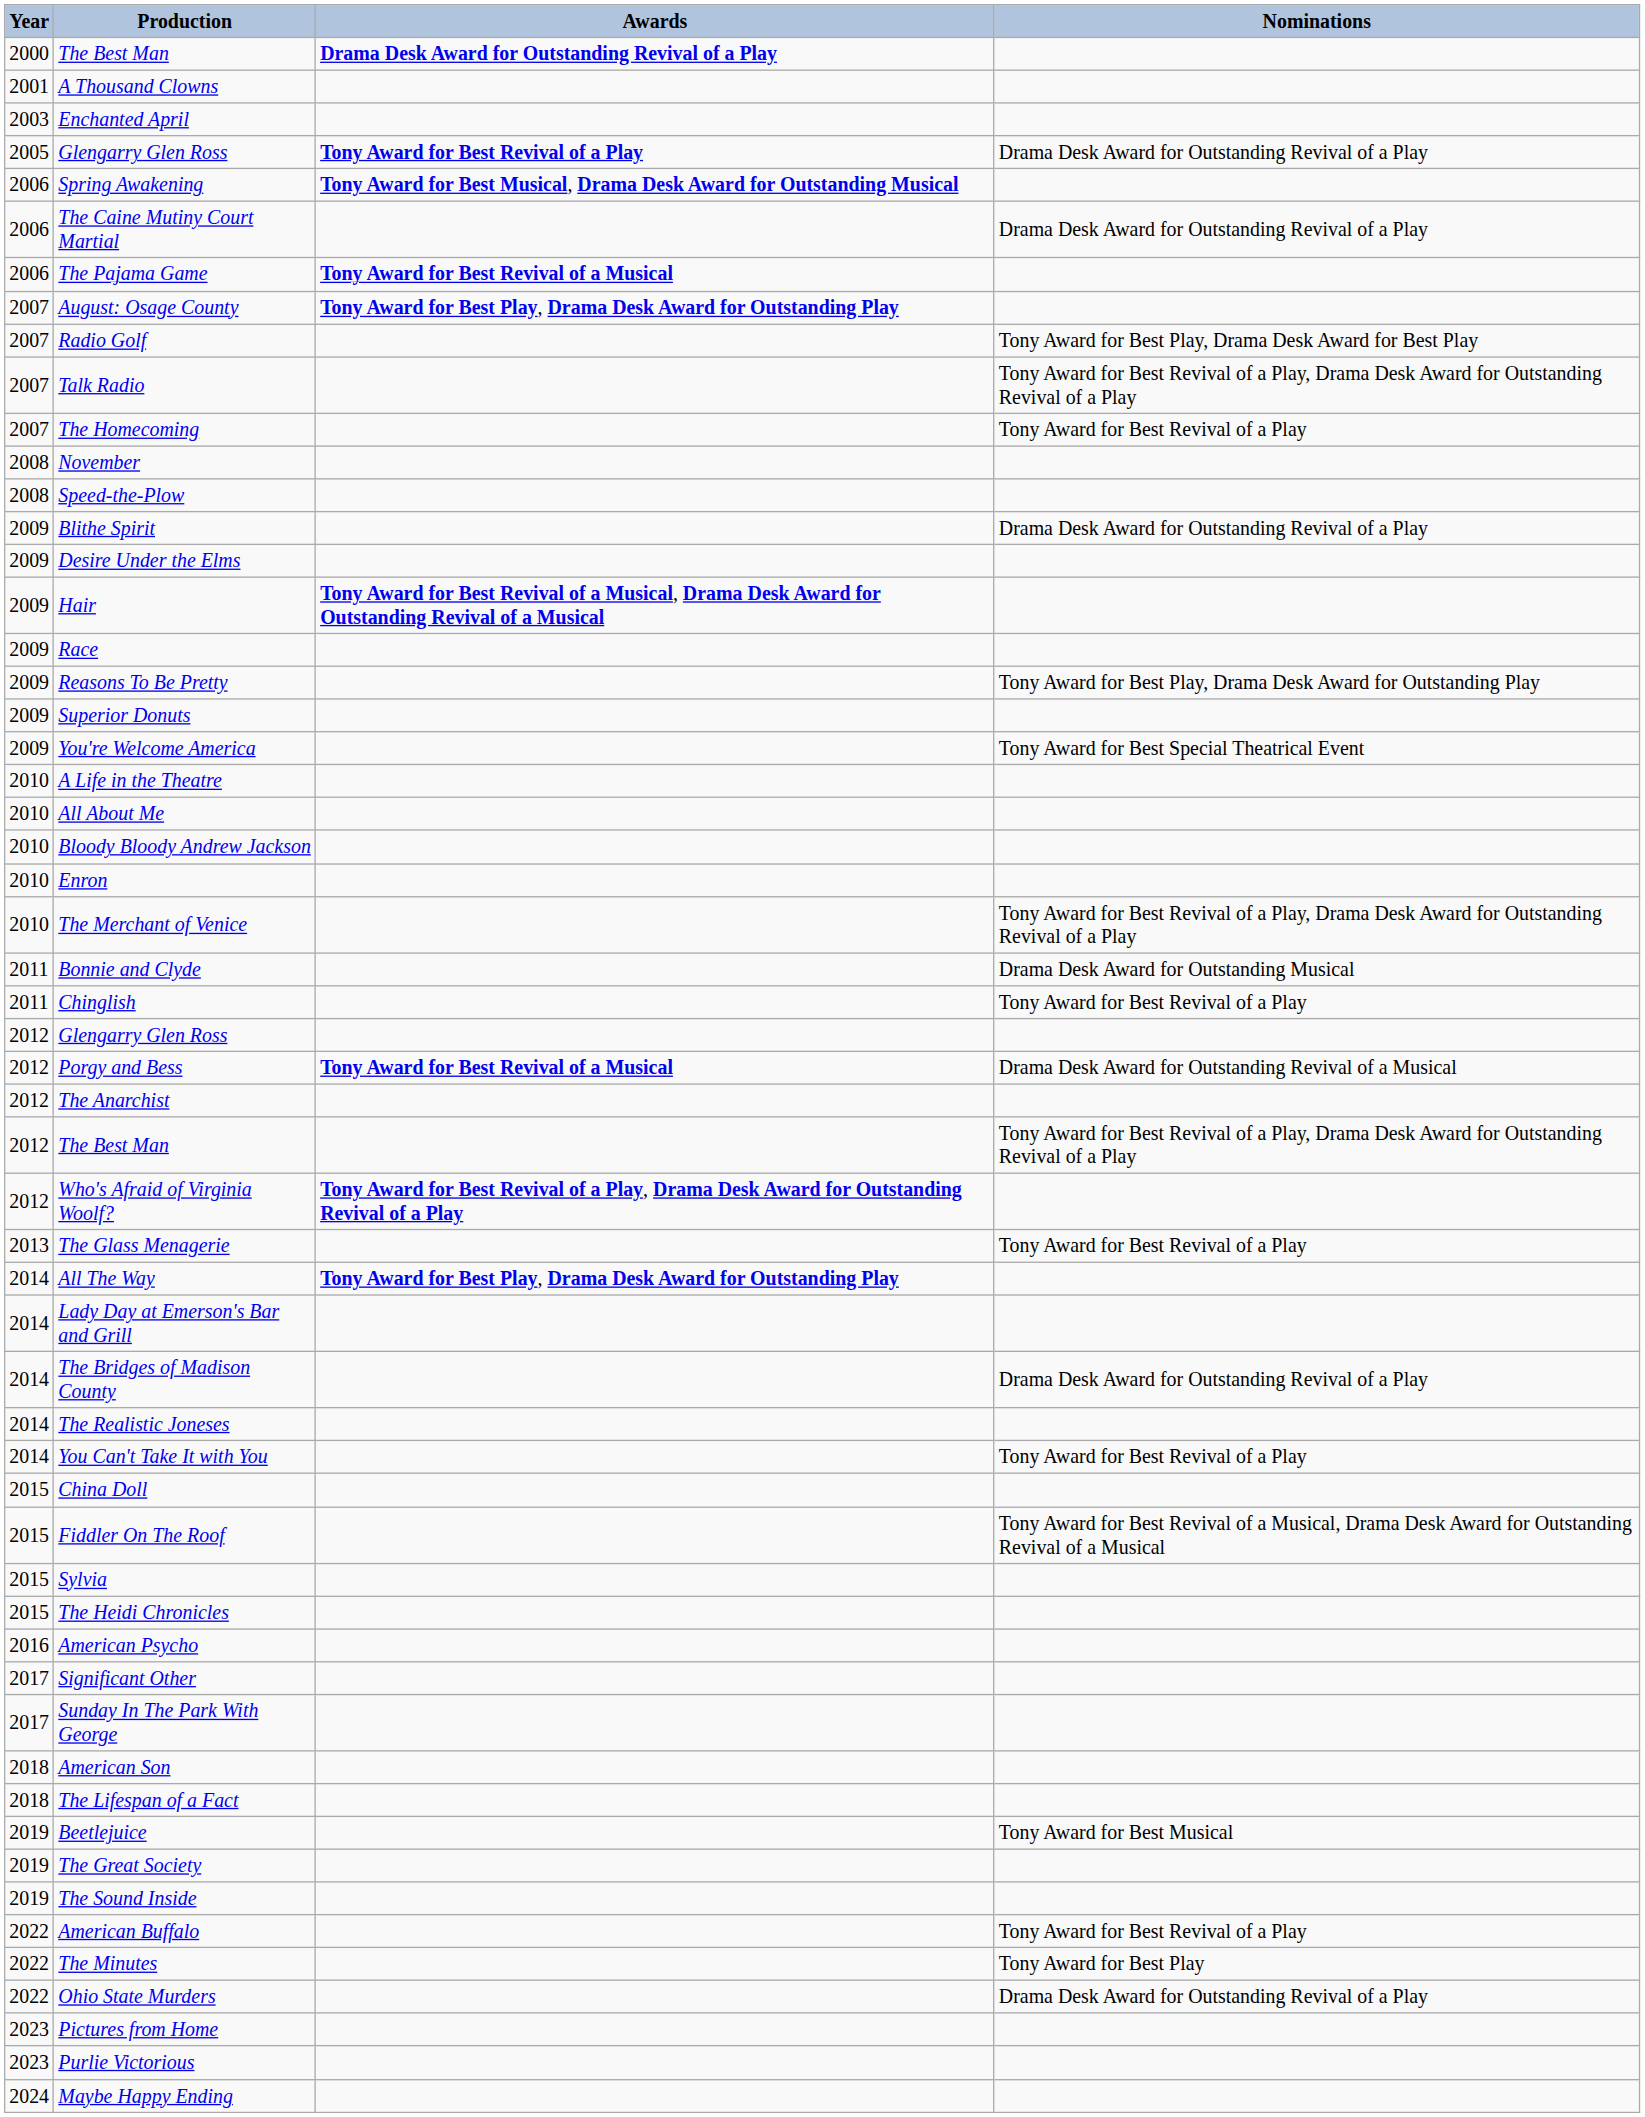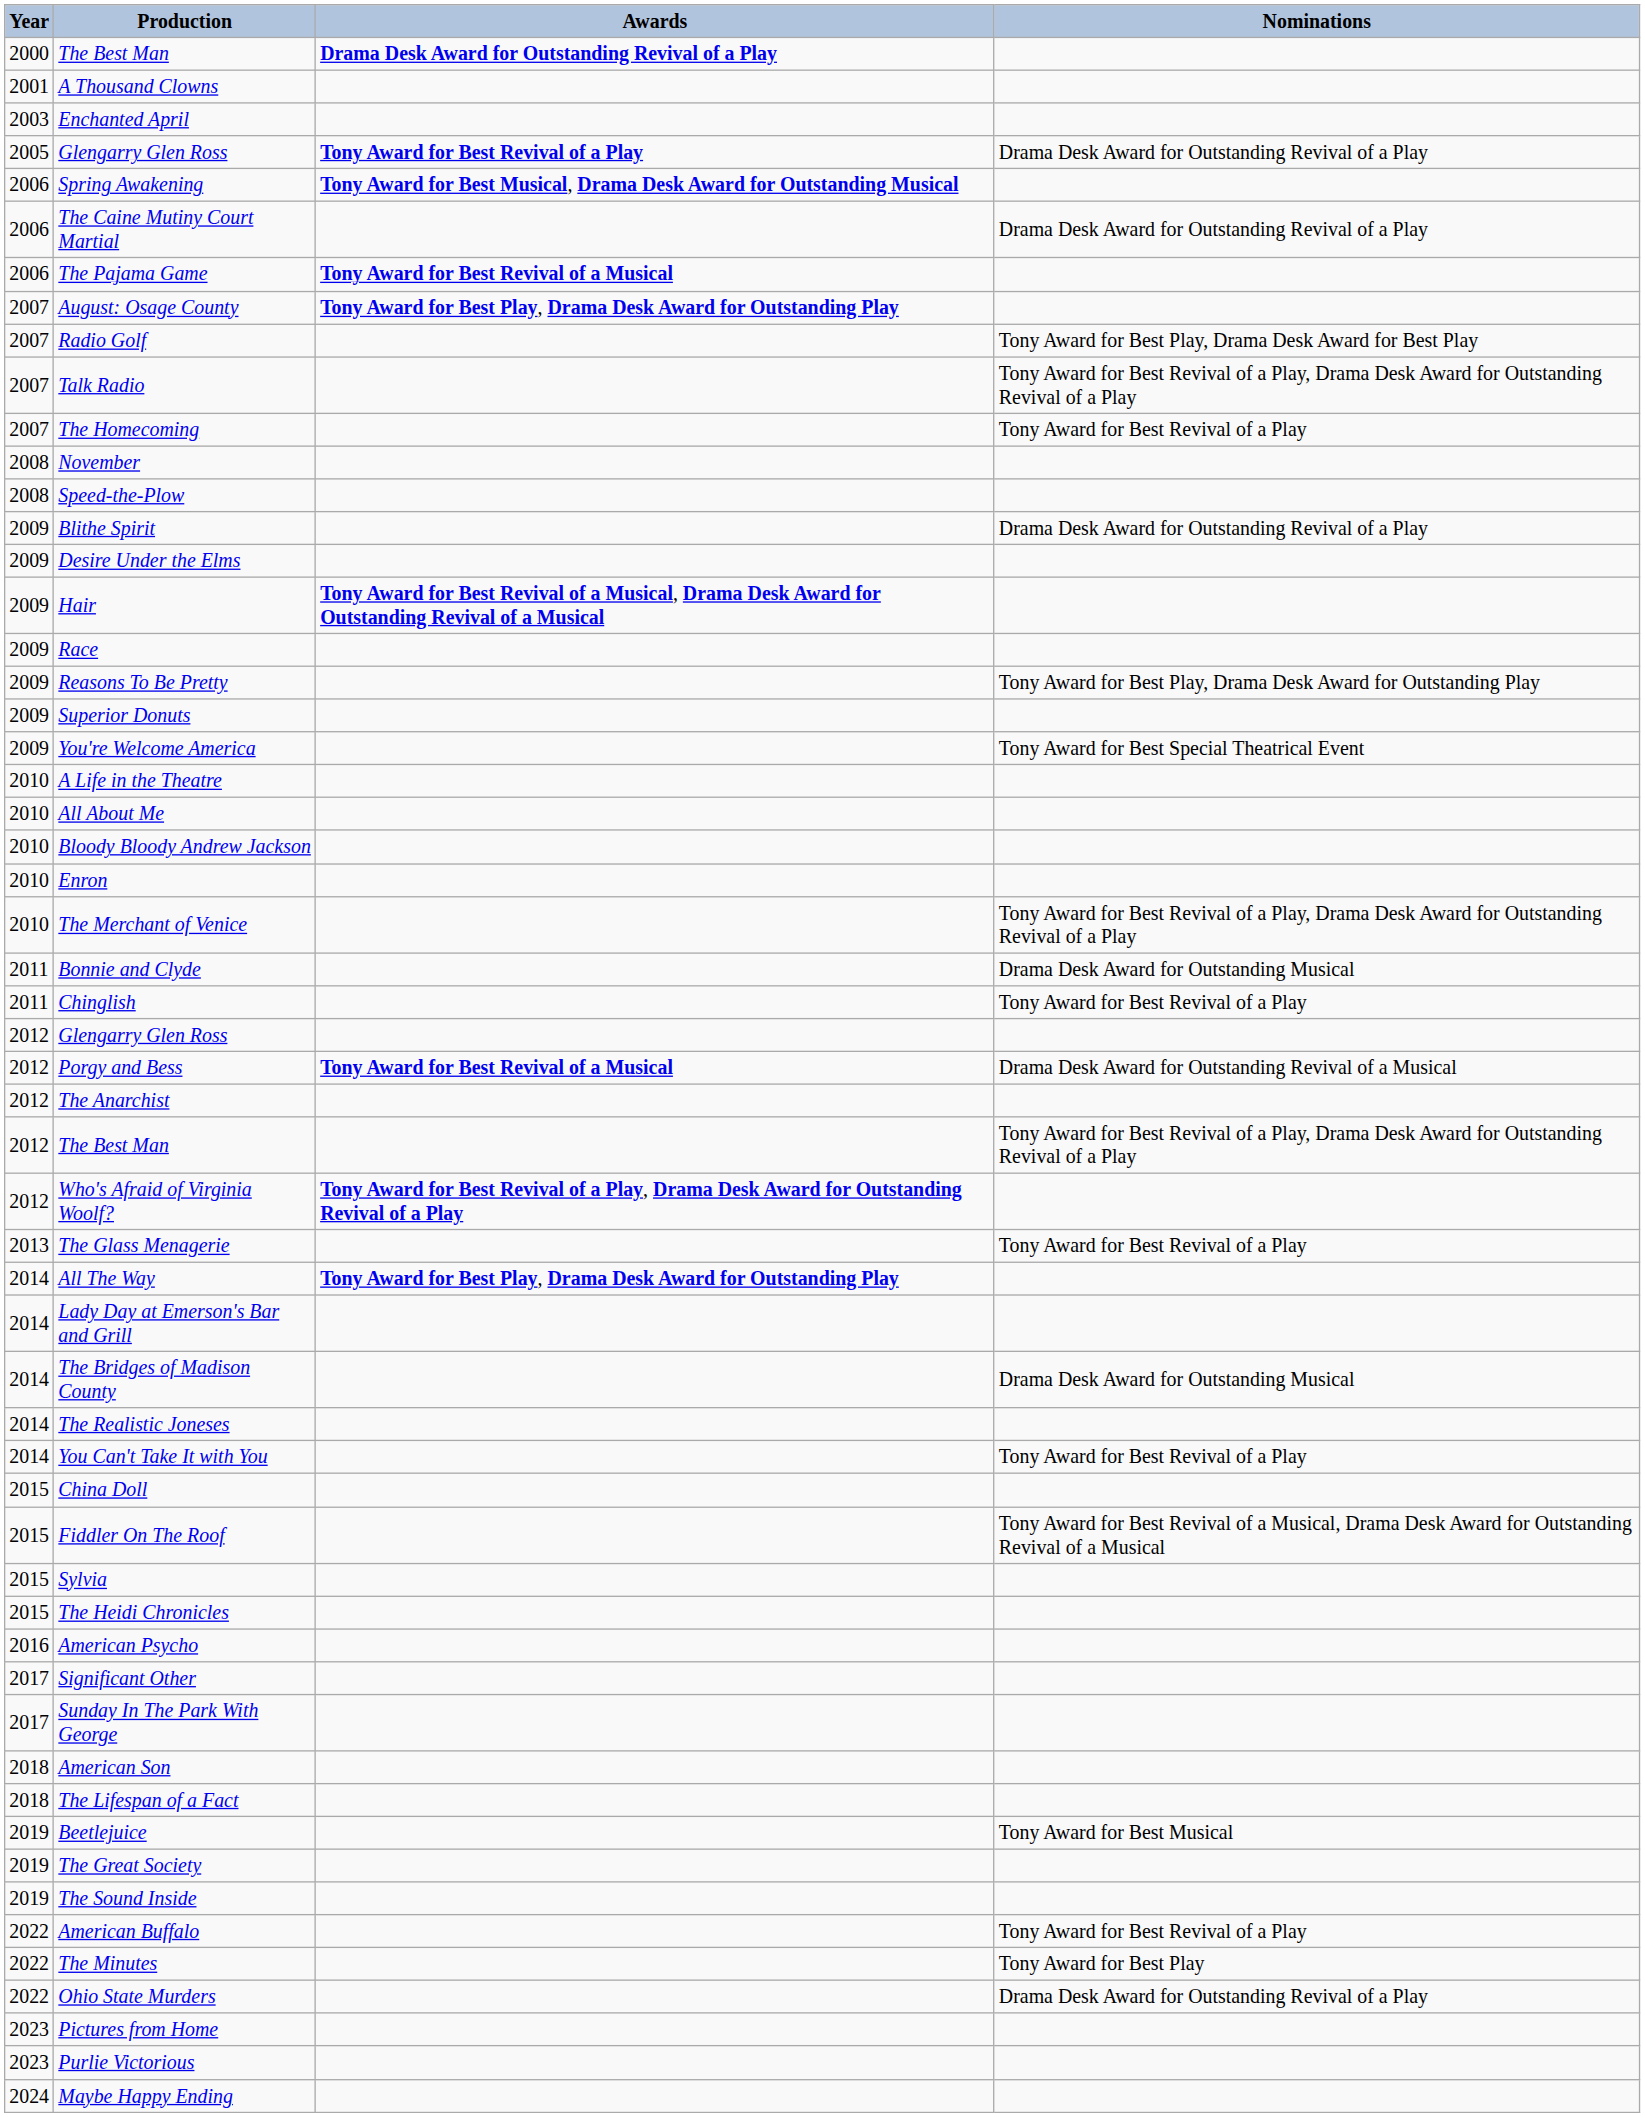(1213, 1379) Drama Desk Award for Outstanding Revival of a Play -> (1177, 1379) Drama Desk Award for Outstanding Musical
